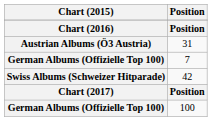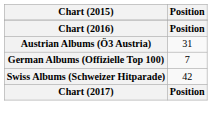- row: (187, 108)
